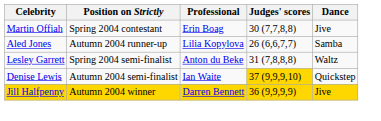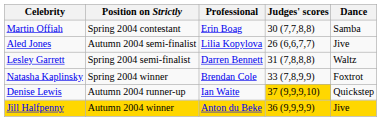(323, 28) Jive -> (347, 28) Samba
(118, 44) Autumn 2004 runner-up -> (142, 44) Autumn 2004 semi-finalist
(329, 44) Samba -> (341, 44) Jive
(213, 60) Anton du Beke -> (232, 60) Darren Bennett
+ row: (45, 76)
(124, 76) Autumn 2004 semi-finalist -> (137, 92) Autumn 2004 runner-up
(213, 92) Darren Bennett -> (232, 108) Anton du Beke
